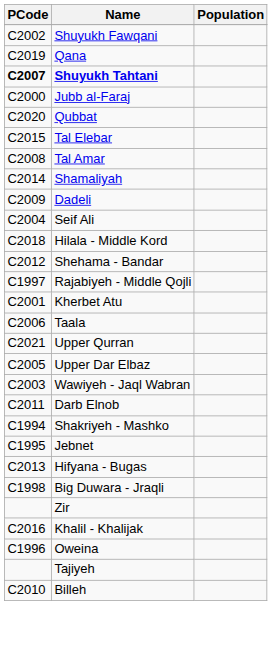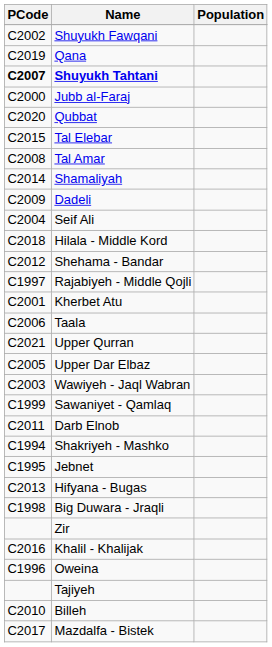+ row: (113, 405)
+ row: (104, 631)
